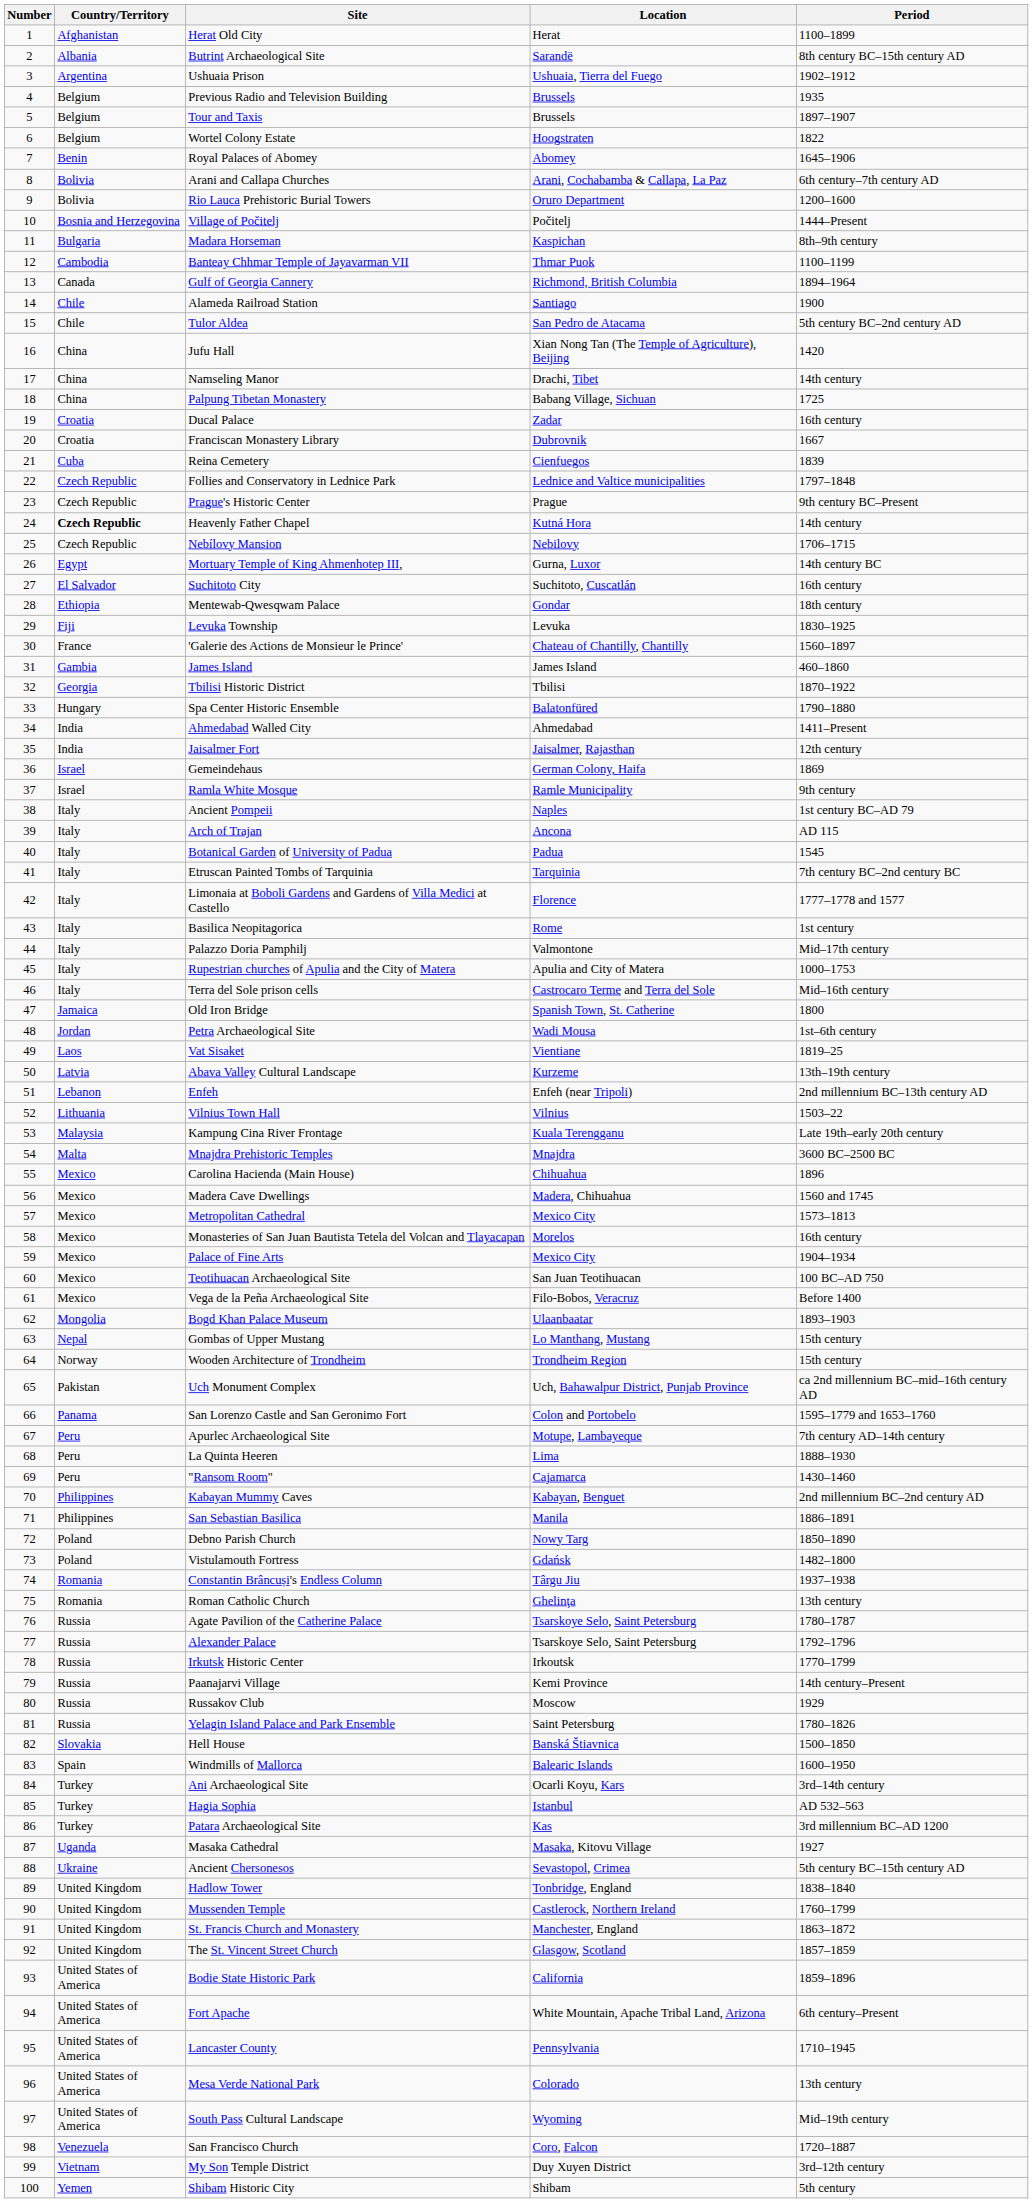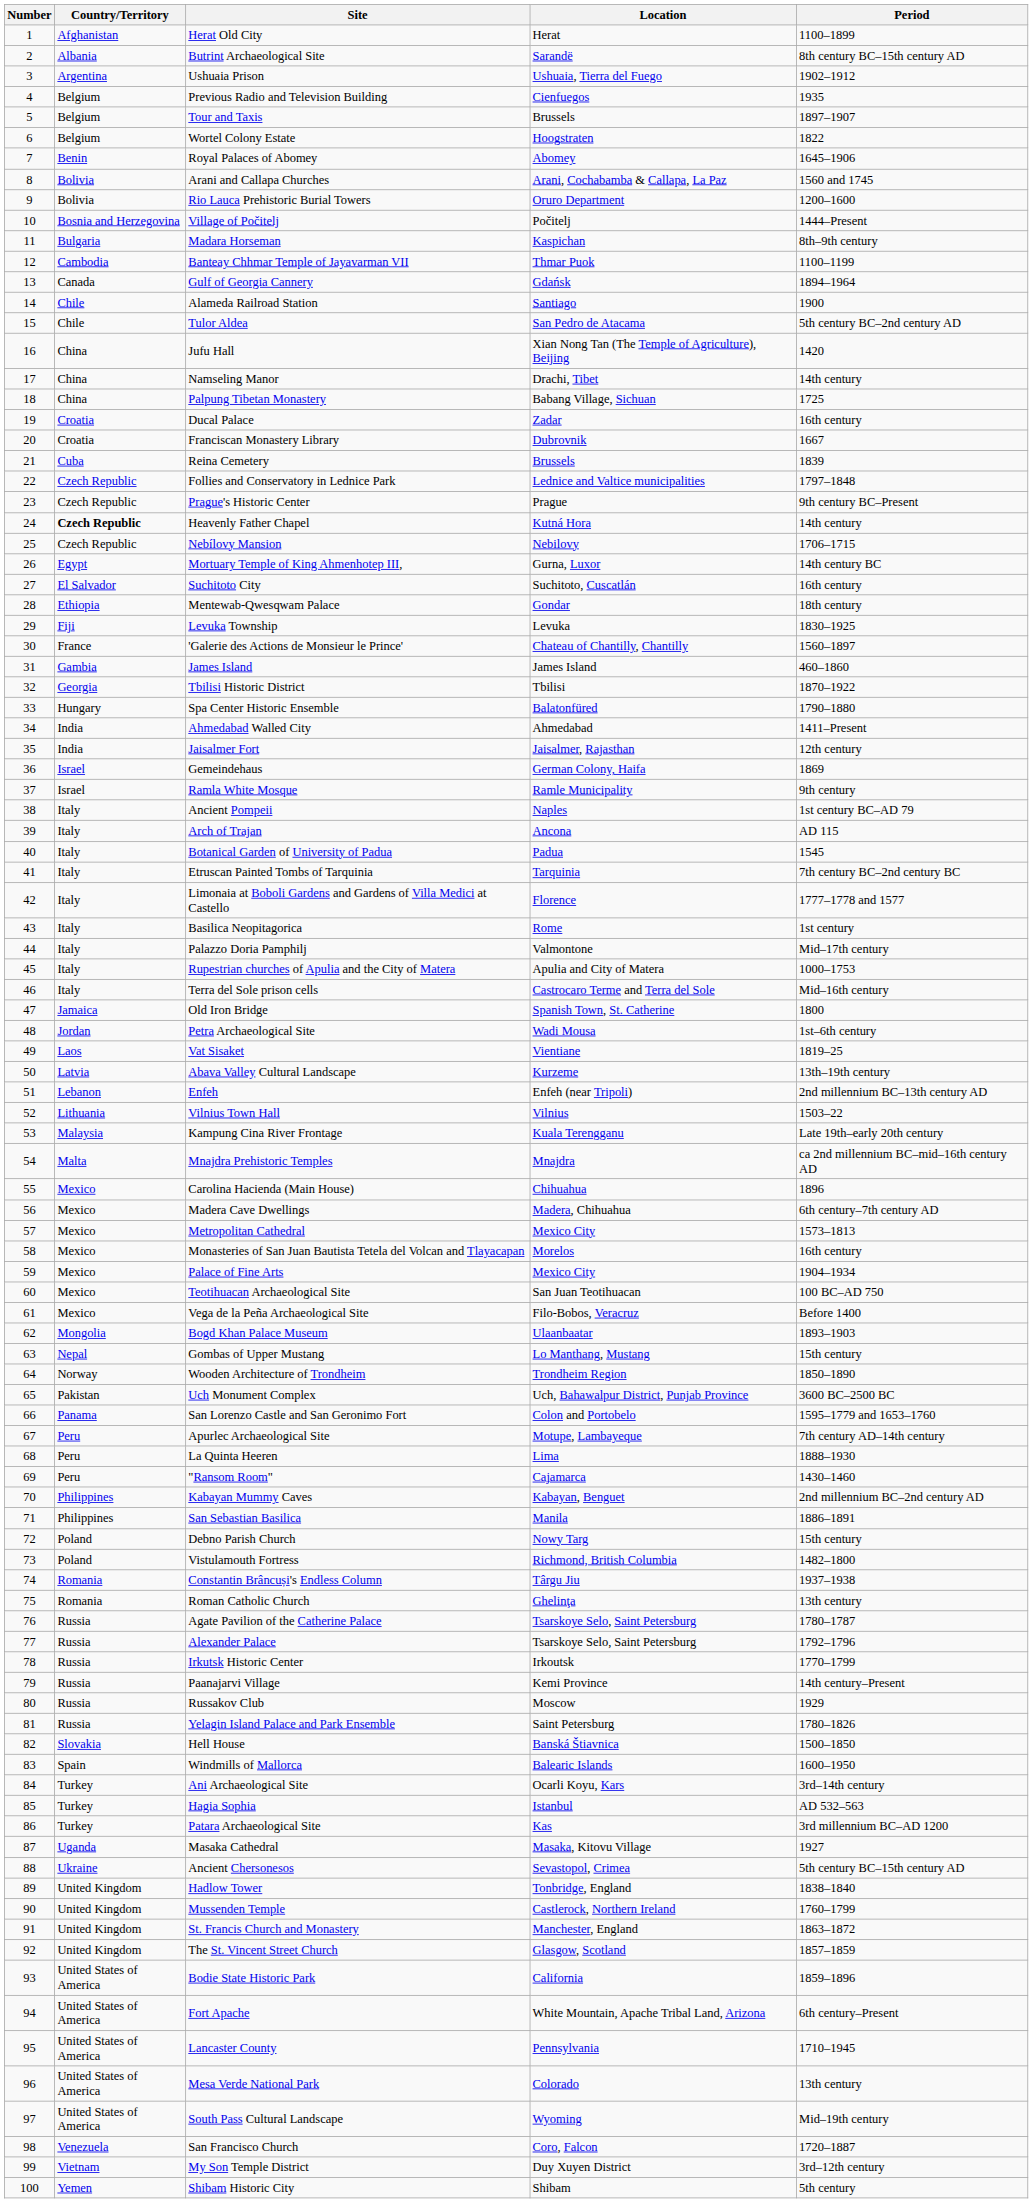(554, 97) Brussels -> (561, 97) Cienfuegos
(869, 179) 6th century–7th century AD -> (836, 179) 1560 and 1745
(605, 282) Richmond, British Columbia -> (552, 282) Gdańsk
(561, 461) Cienfuegos -> (554, 461) Brussels
(847, 1154) 3600 BC–2500 BC -> (903, 1161) ca 2nd millennium BC–mid–16th century AD
(836, 1195) 1560 and 1745 -> (869, 1210) 6th century–7th century AD
(830, 1359) 15th century -> (827, 1374) 1850–1890
(903, 1387) ca 2nd millennium BC–mid–16th century AD -> (847, 1395) 3600 BC–2500 BC
(827, 1538) 1850–1890 -> (830, 1538) 15th century
(552, 1559) Gdańsk -> (605, 1559) Richmond, British Columbia
